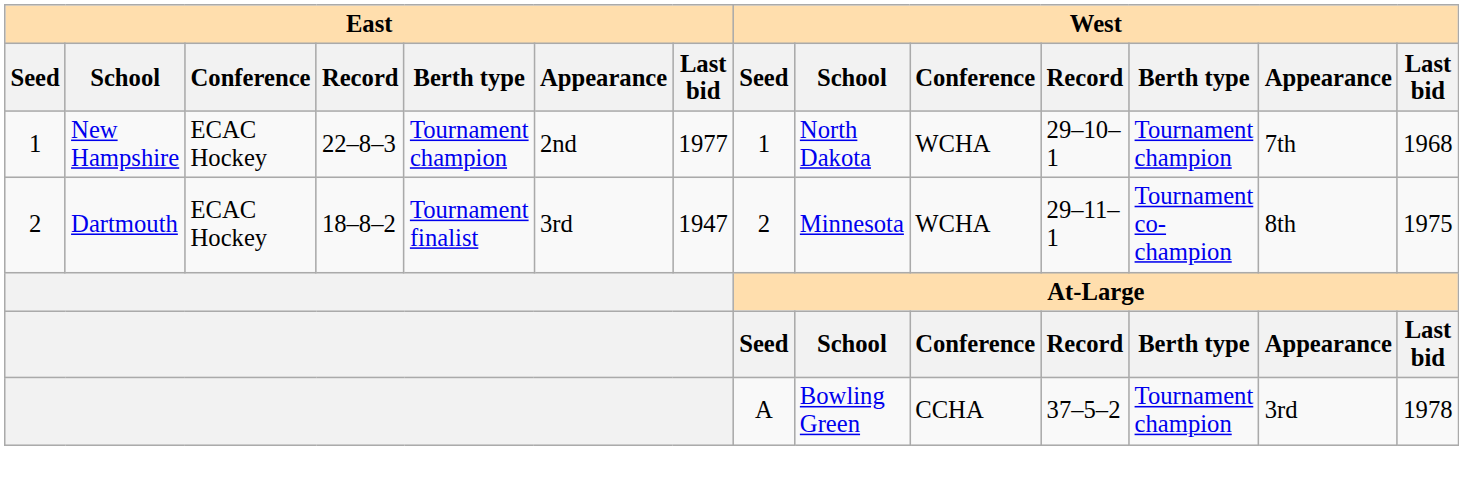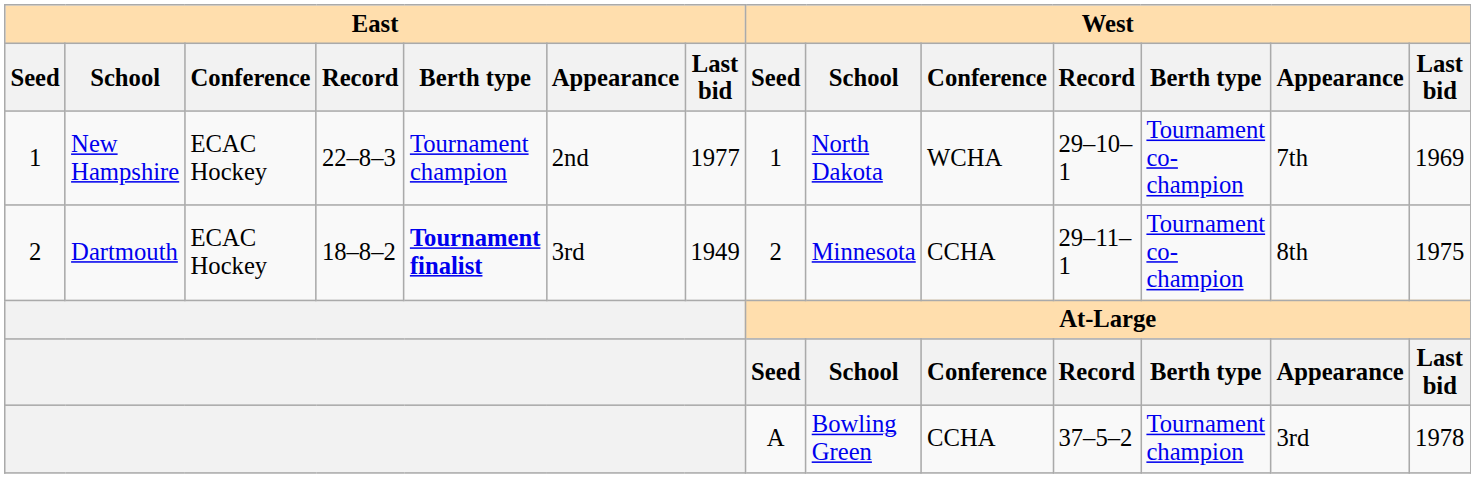(1194, 143) Tournament champion -> (1206, 157) Tournament co-champion
(1428, 143) 1968 -> (1440, 157) 1969
(469, 224) normal -> (475, 252) bold
(703, 224) 1947 -> (715, 252) 1949
(953, 224) WCHA -> (961, 252) CCHA
